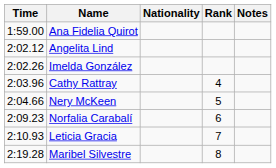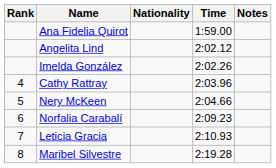columns swapped: (218, 13) <-> (25, 13)
